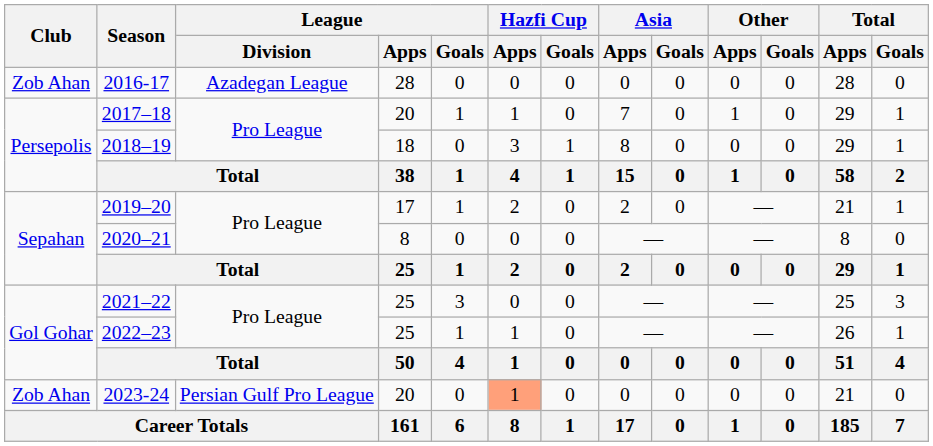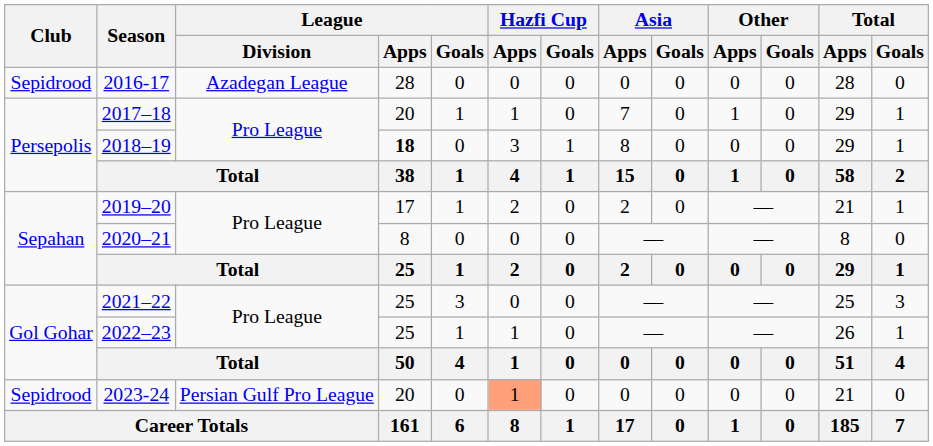(51, 82) Zob Ahan -> (51, 82) Sepidrood
(405, 144) normal -> (405, 144) bold
(51, 394) Zob Ahan -> (51, 394) Sepidrood
